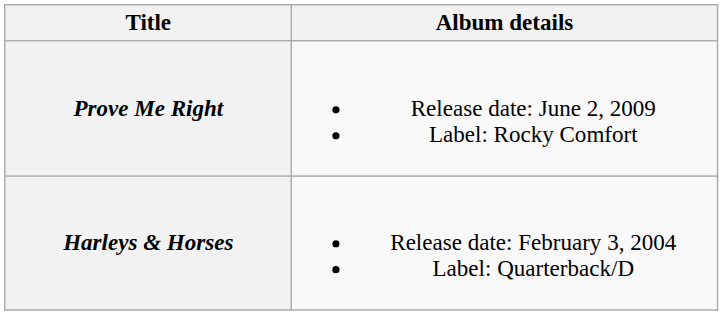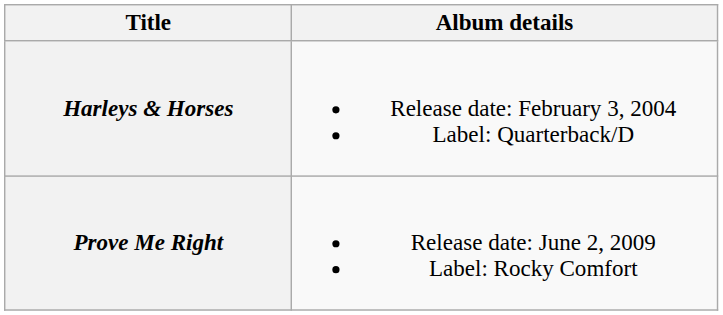rows swapped: (148, 242) <-> (148, 108)
